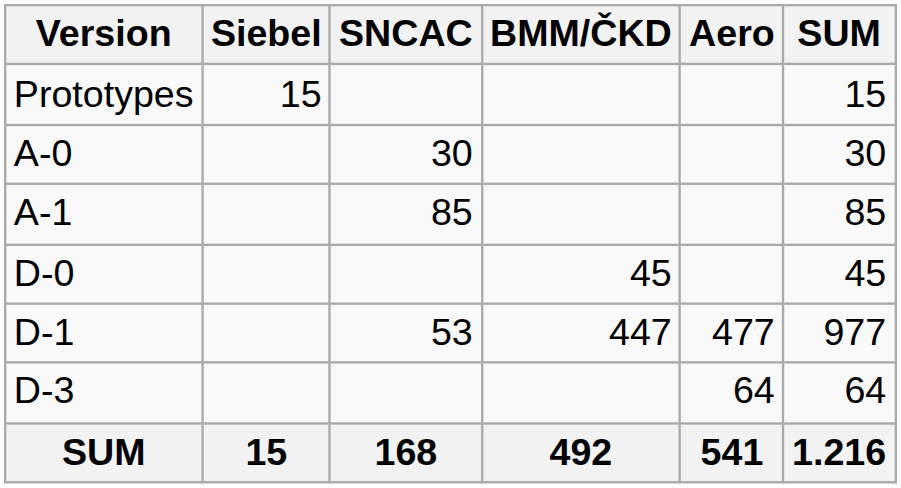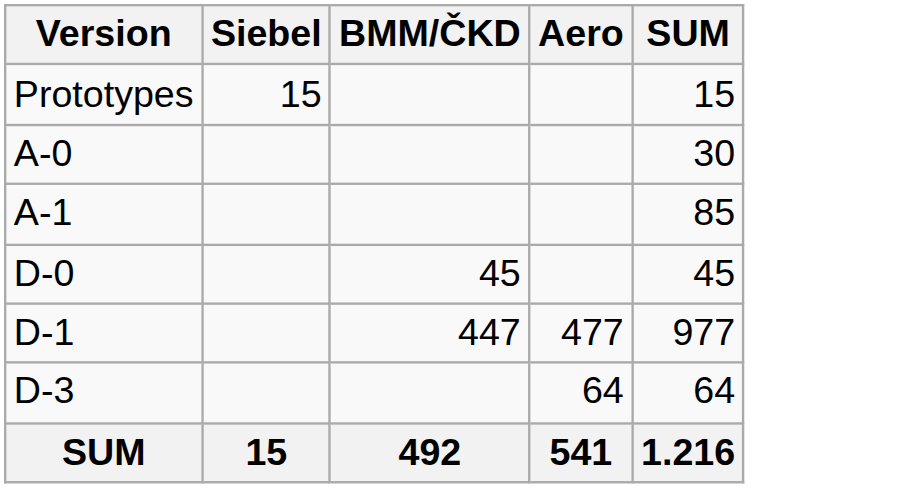- column: (406, 34)
